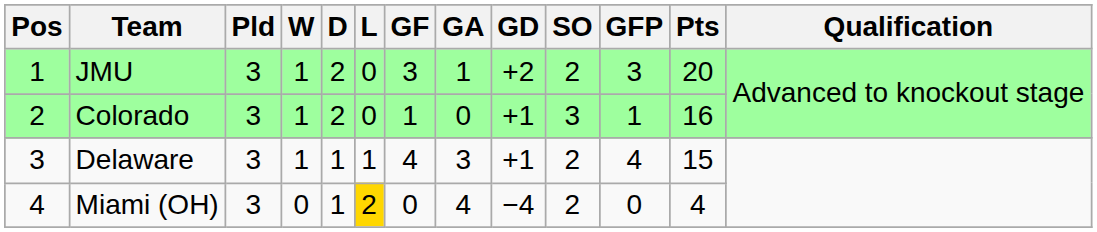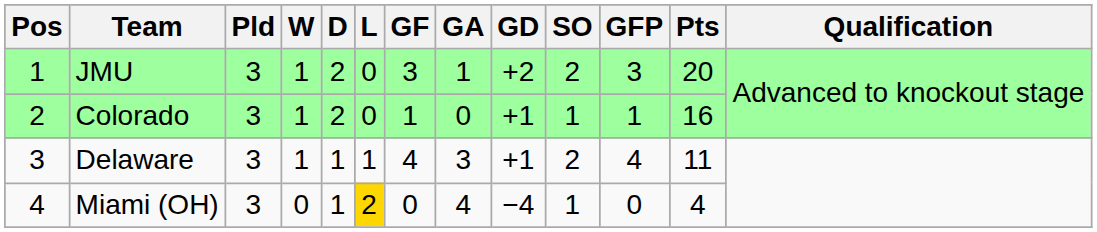(572, 115) 3 -> (572, 115) 1
(698, 159) 15 -> (698, 159) 11
(572, 204) 2 -> (572, 204) 1
